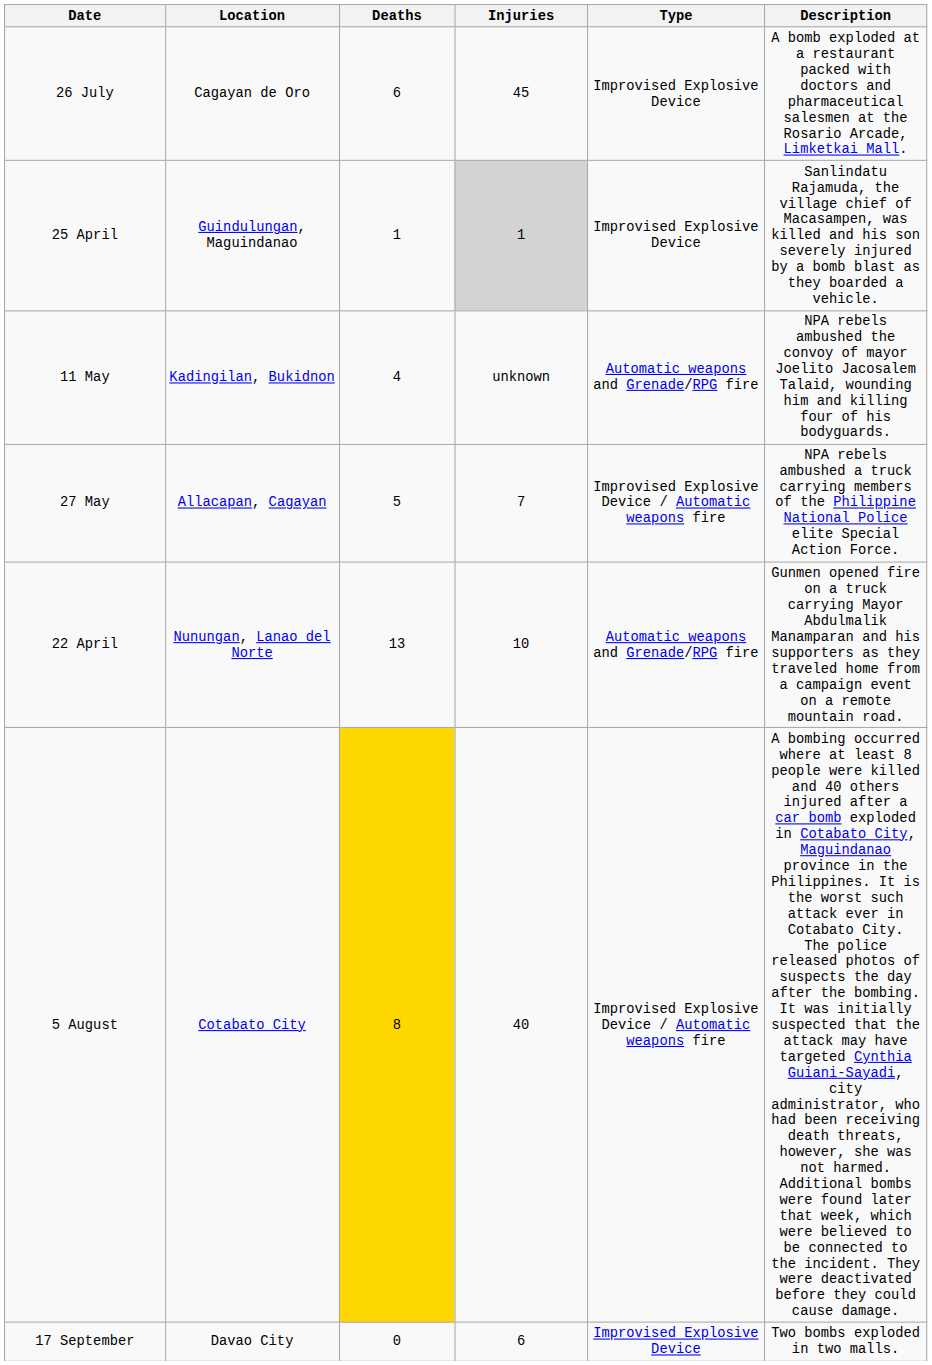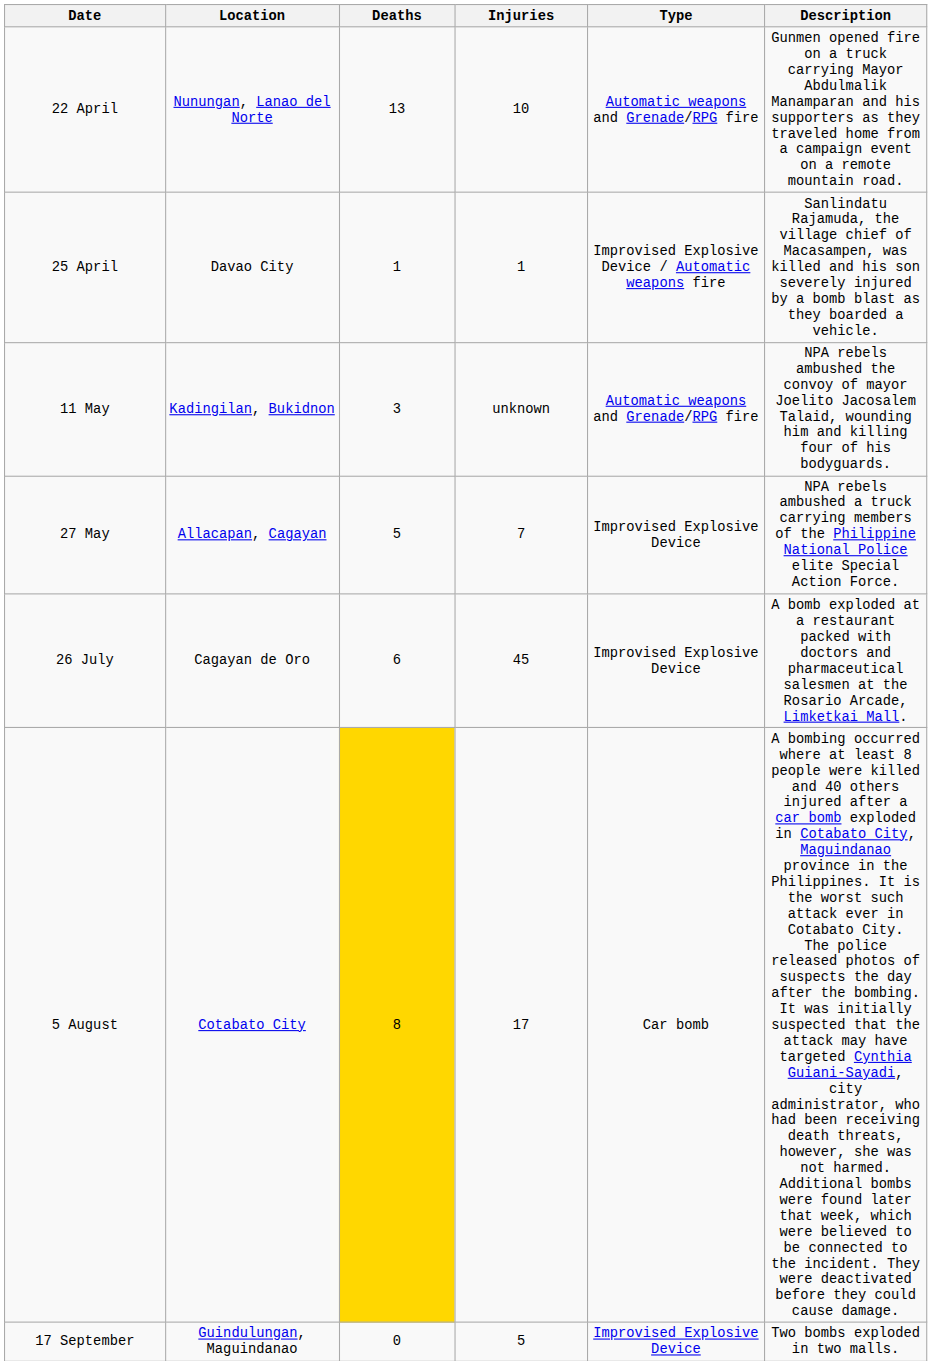rows swapped: (85, 645) <-> (85, 94)
(252, 236) Guindulungan, Maguindanao -> (252, 267) Davao City
(521, 236) lightgrey background -> (521, 267) no background
(676, 236) Improvised Explosive Device -> (676, 267) Improvised Explosive Device / Automatic weapons fire
(397, 377) 4 -> (397, 409) 3
(676, 503) Improvised Explosive Device / Automatic weapons fire -> (676, 535) Improvised Explosive Device
(521, 1025) 40 -> (521, 1025) 17
(676, 1025) Improvised Explosive Device / Automatic weapons fire -> (676, 1025) Car bomb
(252, 1342) Davao City -> (252, 1342) Guindulungan, Maguindanao
(521, 1342) 6 -> (521, 1342) 5
